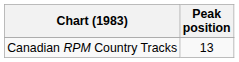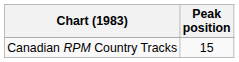(207, 47) 13 -> (207, 47) 15
